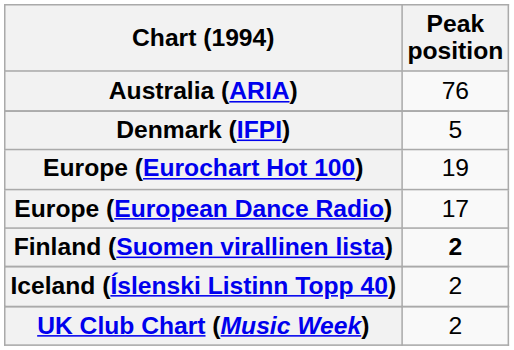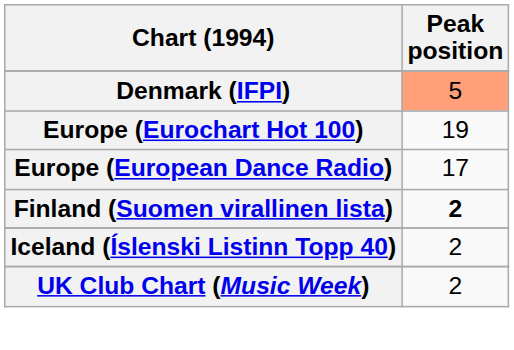- row: (203, 90)
(455, 129) no background -> (455, 90) lightsalmon background
